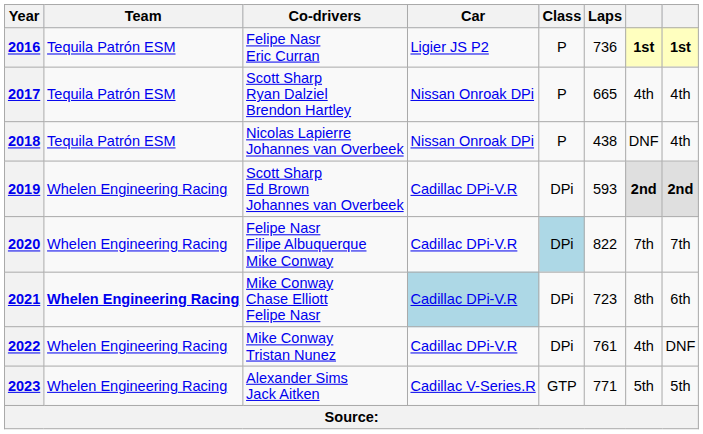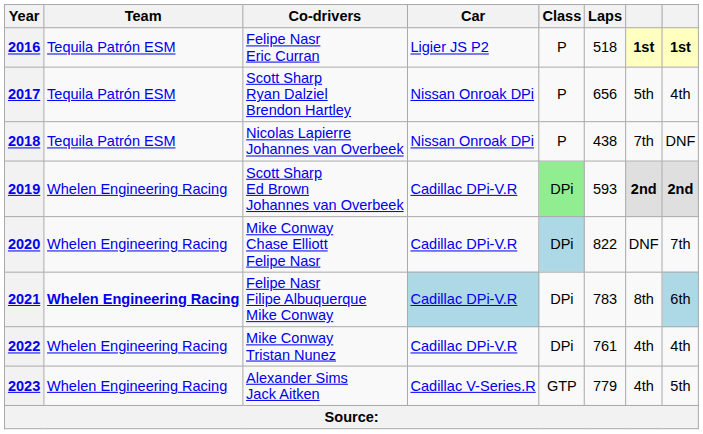(605, 47) 736 -> (605, 47) 518
(605, 95) 665 -> (605, 95) 656
(644, 95) 4th -> (644, 95) 5th
(644, 142) DNF -> (644, 142) 7th
(680, 142) 4th -> (680, 142) DNF
(562, 189) no background -> (562, 189) lightgreen background
(306, 244) Felipe Nasr Filipe Albuquerque Mike Conway -> (290, 244) Mike Conway Chase Elliott Felipe Nasr
(644, 244) 7th -> (644, 244) DNF
(290, 300) Mike Conway Chase Elliott Felipe Nasr -> (306, 300) Felipe Nasr Filipe Albuquerque Mike Conway
(605, 300) 723 -> (605, 300) 783
(680, 300) no background -> (680, 300) lightblue background
(680, 347) DNF -> (680, 347) 4th
(605, 386) 771 -> (605, 386) 779
(644, 386) 5th -> (644, 386) 4th
